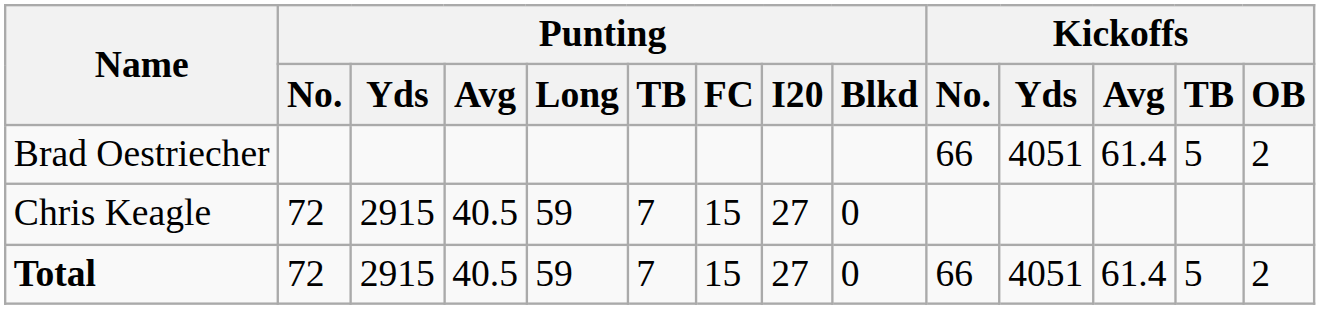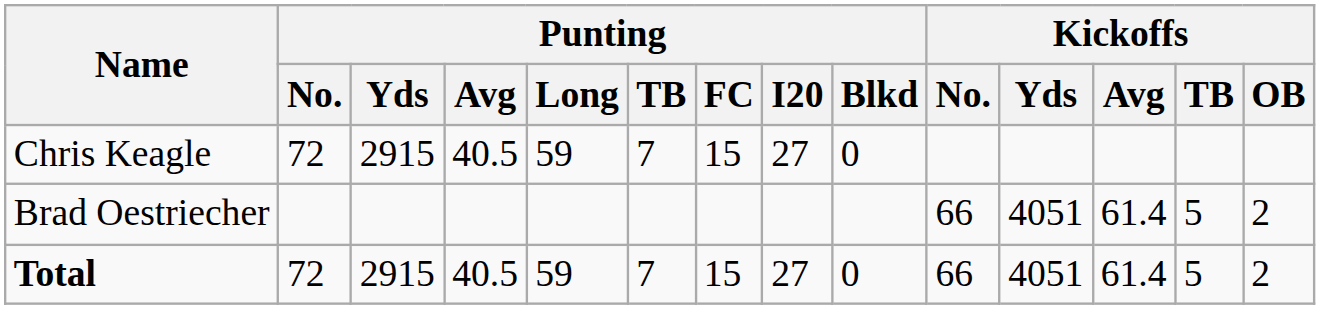rows swapped: (113, 213) <-> (142, 153)
